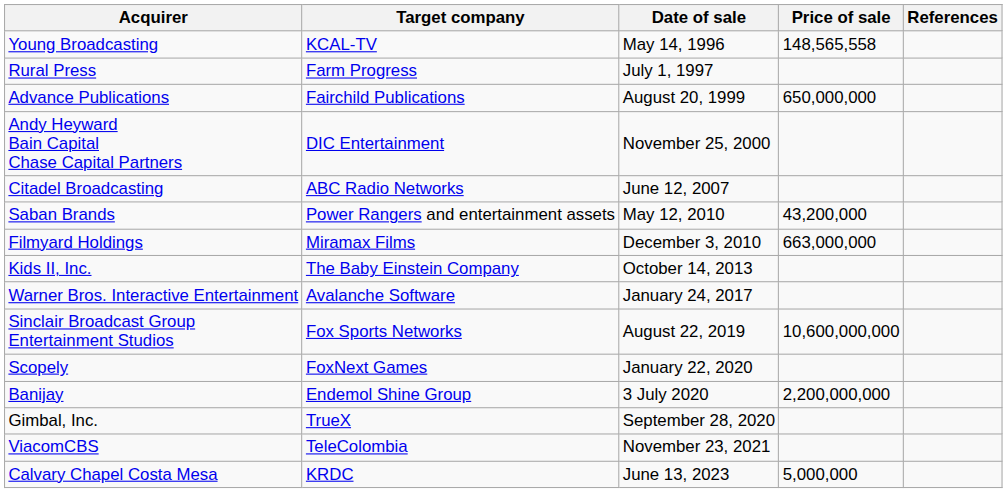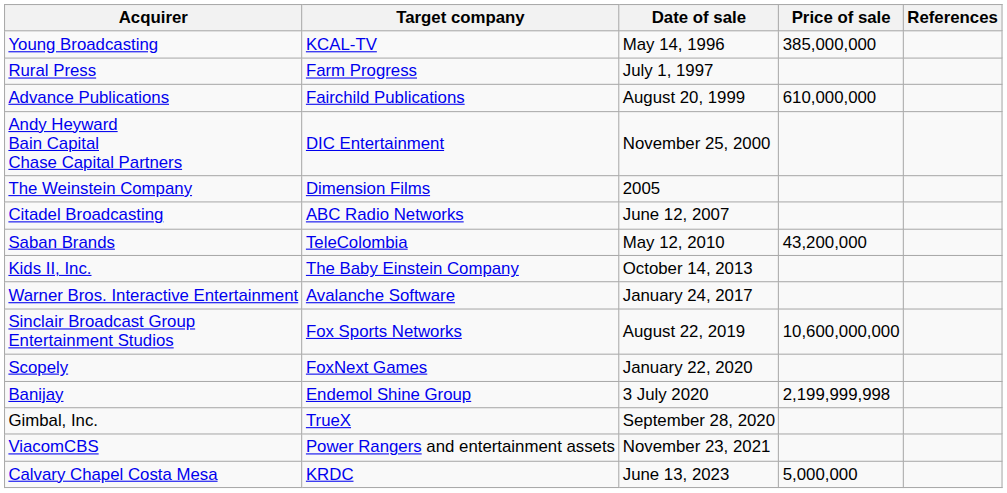(829, 44) 148,565,558 -> (829, 44) 385,000,000
(829, 97) 650,000,000 -> (829, 97) 610,000,000
+ row: (100, 188)
(460, 215) Power Rangers and entertainment assets -> (357, 242) TeleColombia
- row: (76, 242)
(836, 394) 2,200,000,000 -> (836, 394) 2,199,999,998
(357, 447) TeleColombia -> (460, 447) Power Rangers and entertainment assets
